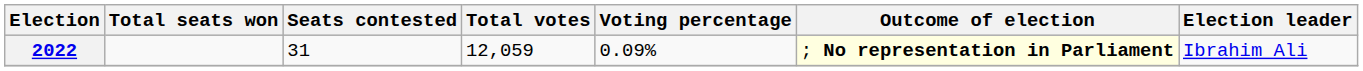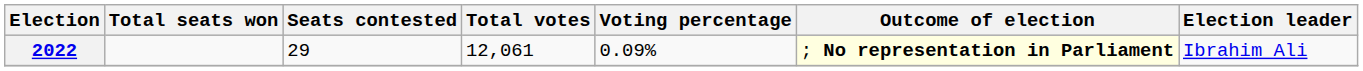(299, 51) 31 -> (299, 51) 29
(500, 51) 12,059 -> (500, 51) 12,061
